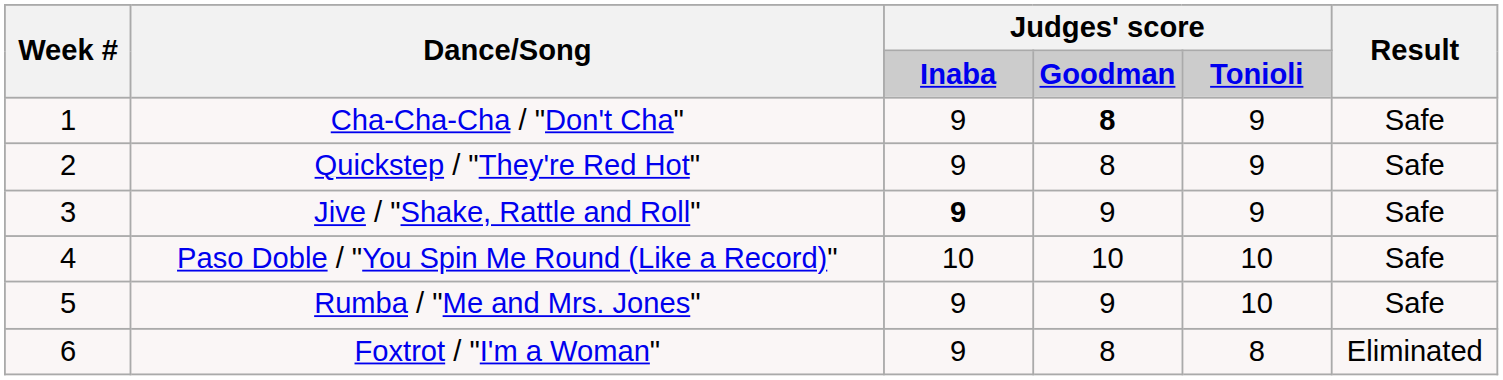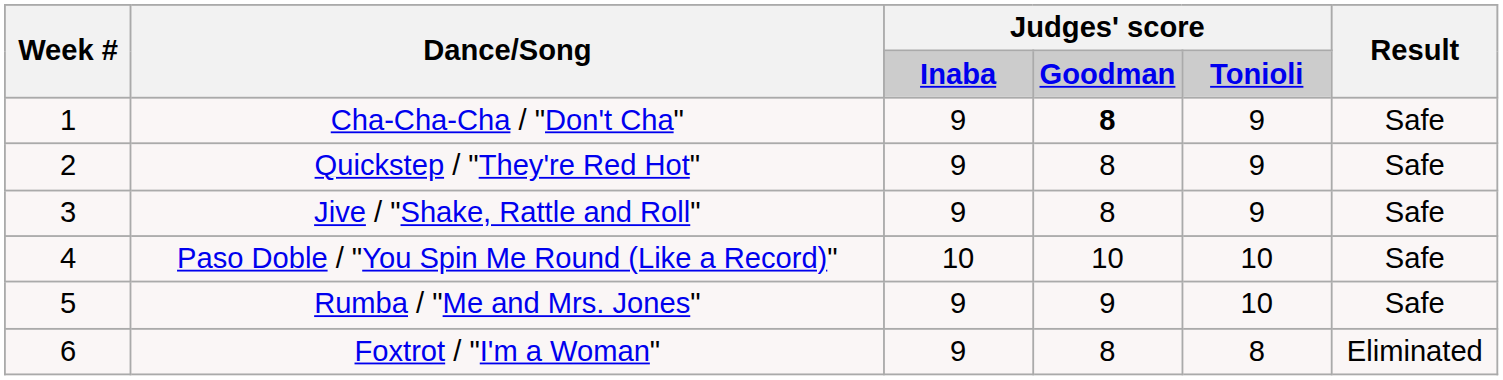(958, 212) bold -> (958, 212) normal
(1107, 212) 9 -> (1107, 212) 8
